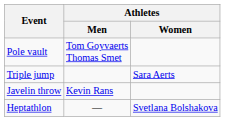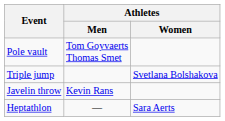(154, 74) Sara Aerts -> (175, 74) Svetlana Bolshakova
(175, 108) Svetlana Bolshakova -> (154, 108) Sara Aerts
